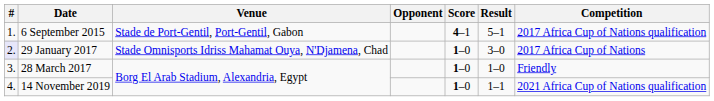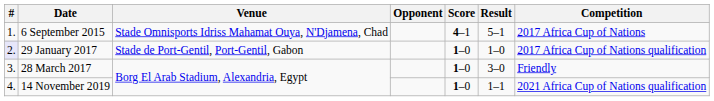(209, 31) Stade de Port-Gentil, Port-Gentil, Gabon -> (252, 31) Stade Omnisports Idriss Mahamat Ouya, N'Djamena, Chad
(612, 31) 2017 Africa Cup of Nations qualification -> (581, 31) 2017 Africa Cup of Nations
(252, 50) Stade Omnisports Idriss Mahamat Ouya, N'Djamena, Chad -> (209, 50) Stade de Port-Gentil, Port-Gentil, Gabon
(496, 50) 3–0 -> (496, 50) 1–0
(581, 50) 2017 Africa Cup of Nations -> (612, 50) 2017 Africa Cup of Nations qualification
(496, 68) 1–0 -> (496, 68) 3–0
